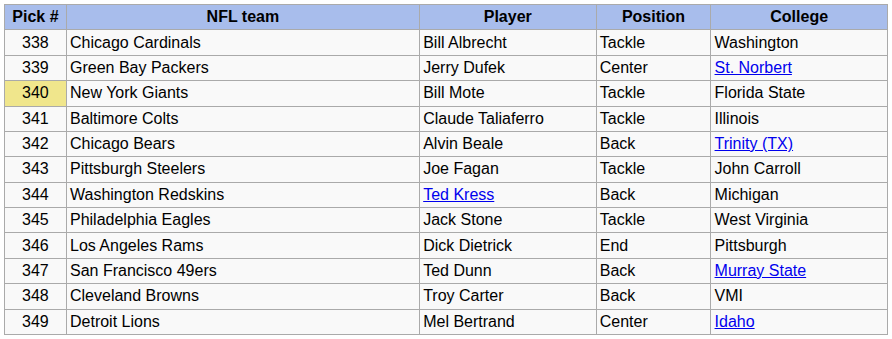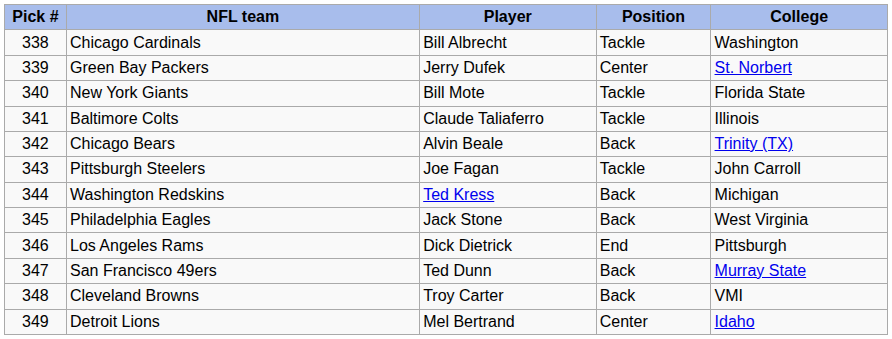(35, 93) khaki background -> (35, 93) no background
(622, 220) Tackle -> (618, 220) Back
